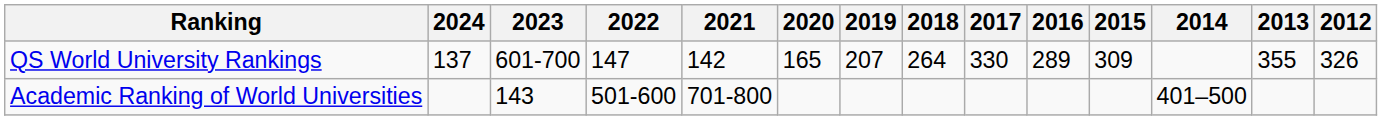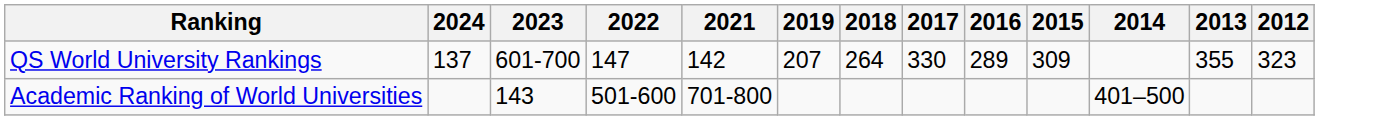- column: (809, 22)
(1339, 59) 326 -> (1277, 59) 323
